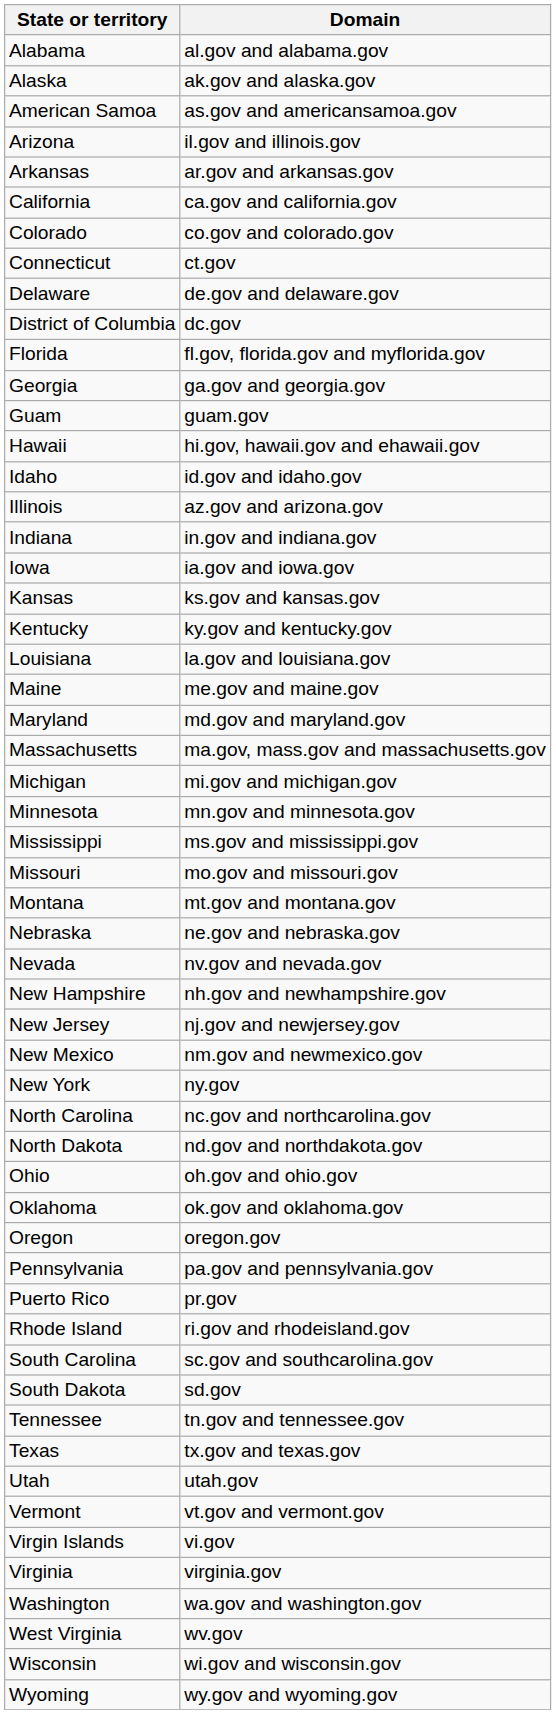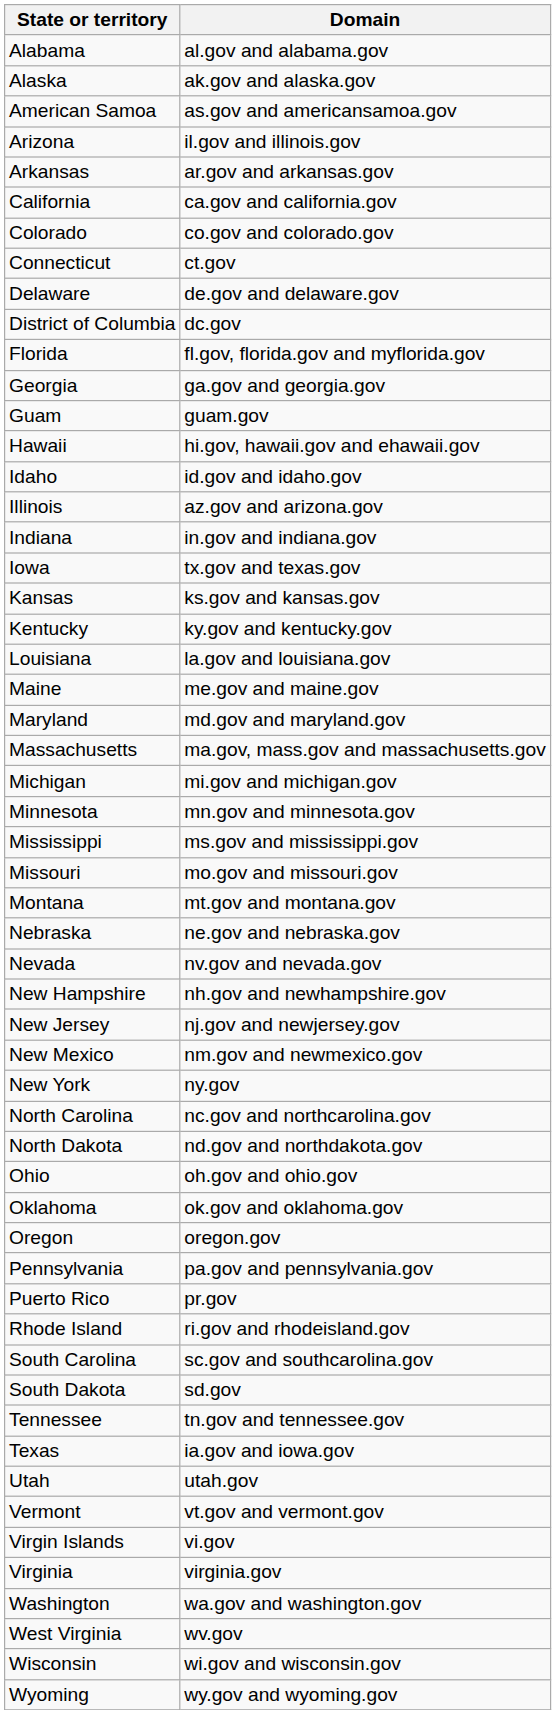(269, 567) ia.gov and iowa.gov -> (272, 567) tx.gov and texas.gov
(272, 1450) tx.gov and texas.gov -> (269, 1450) ia.gov and iowa.gov
